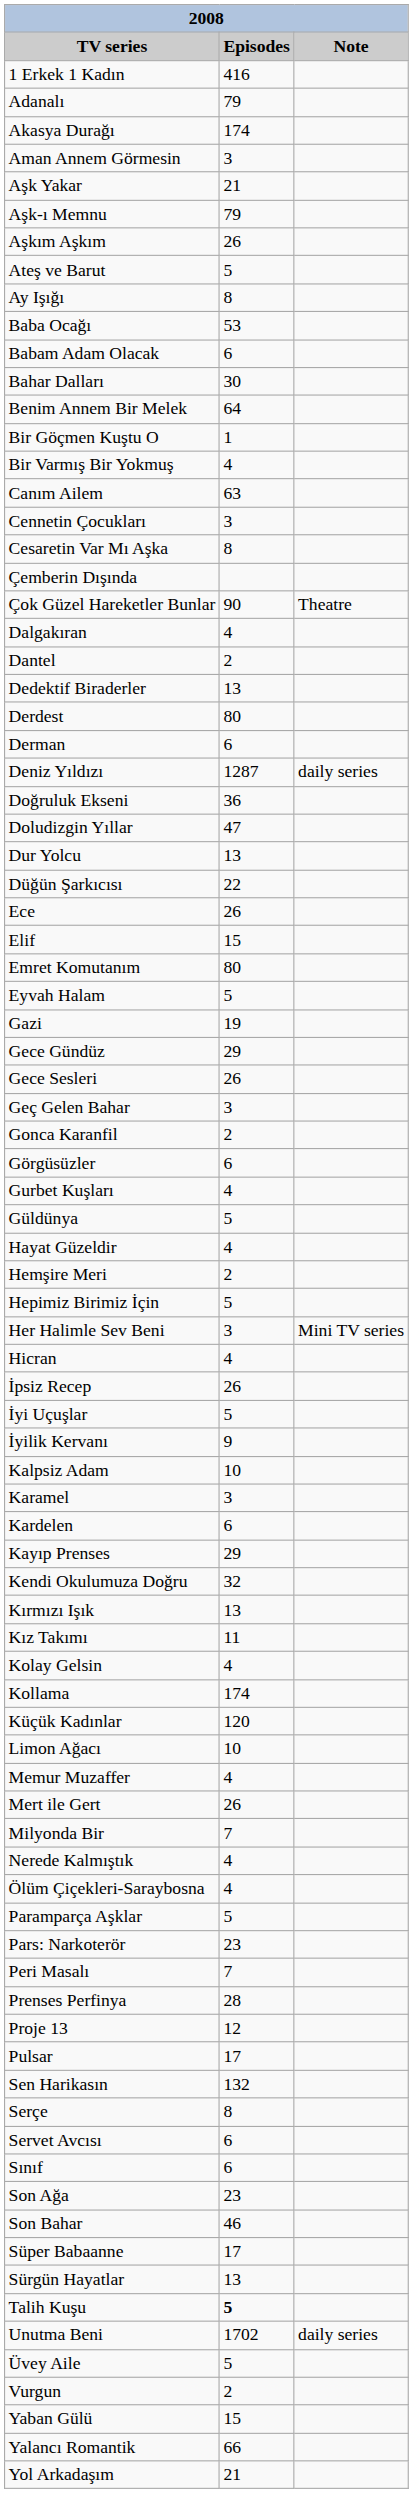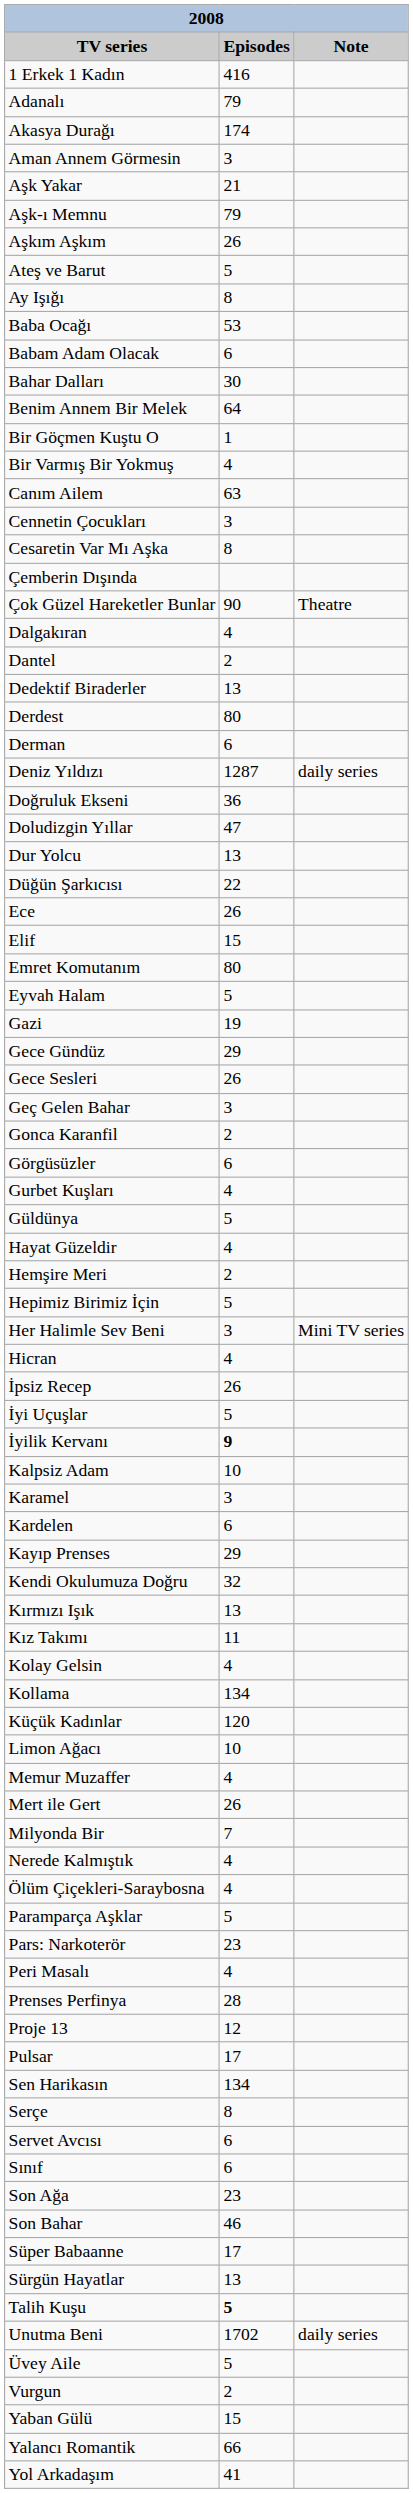(228, 1441) normal -> (228, 1441) bold
(237, 1693) 174 -> (237, 1693) 134
(228, 1972) 7 -> (228, 1972) 4
(237, 2083) 132 -> (237, 2083) 134
(232, 2474) 21 -> (232, 2474) 41
